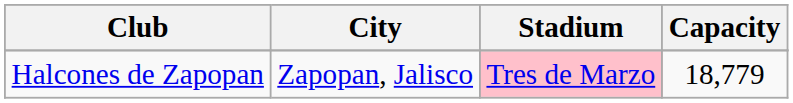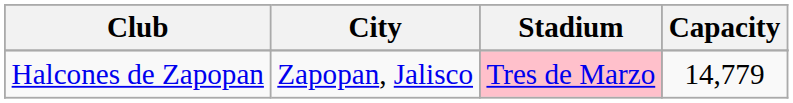(724, 73) 18,779 -> (724, 73) 14,779
